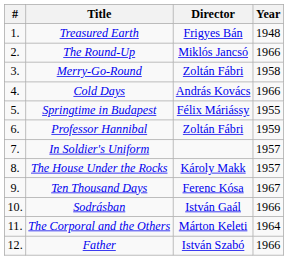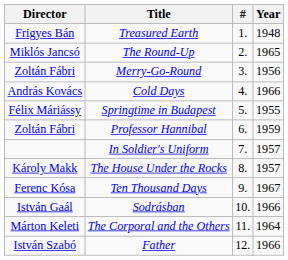columns swapped: (15, 14) <-> (213, 14)
(268, 52) 1966 -> (268, 52) 1965
(268, 71) 1958 -> (268, 71) 1956
